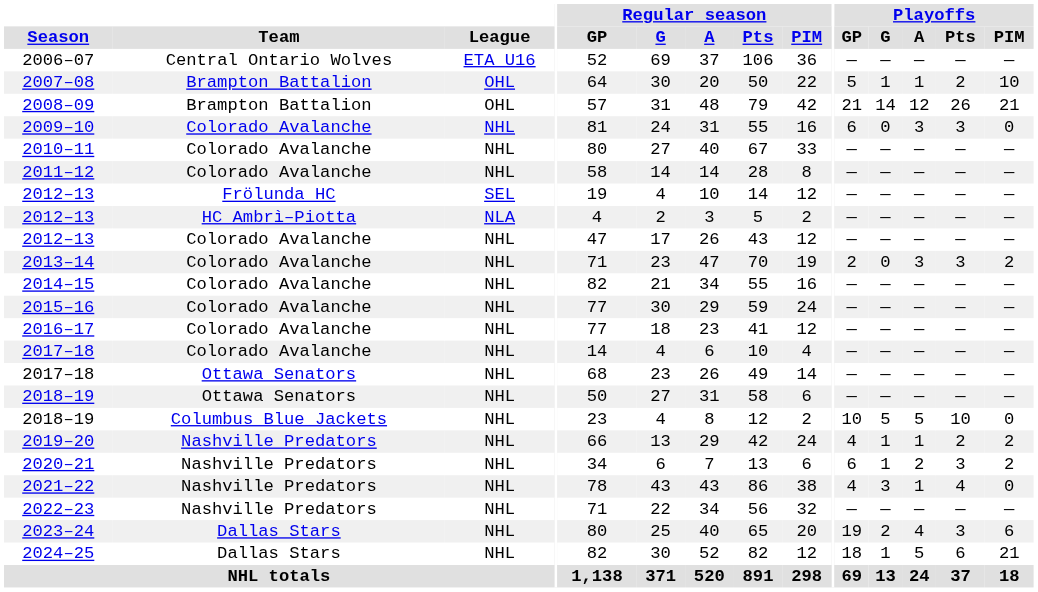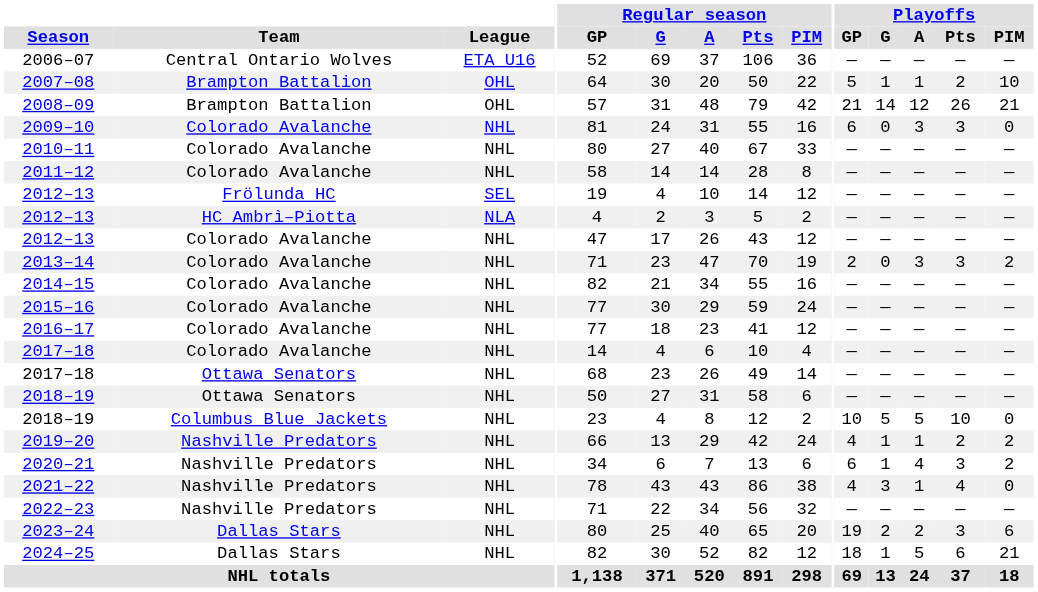(919, 464) 2 -> (919, 464) 4
(919, 531) 4 -> (919, 531) 2
